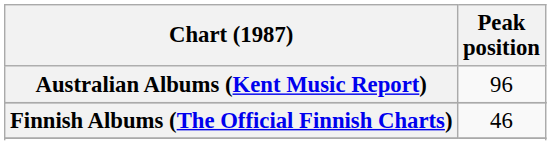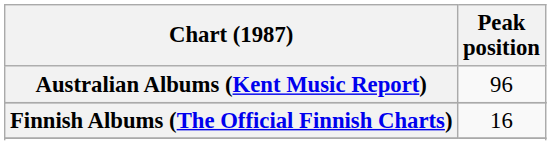(501, 120) 46 -> (501, 120) 16
